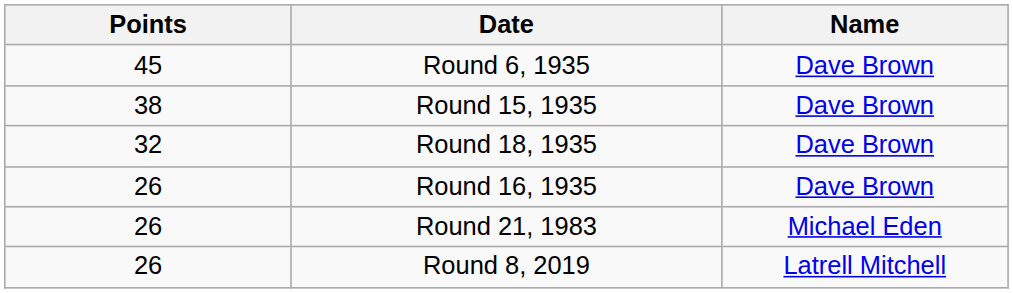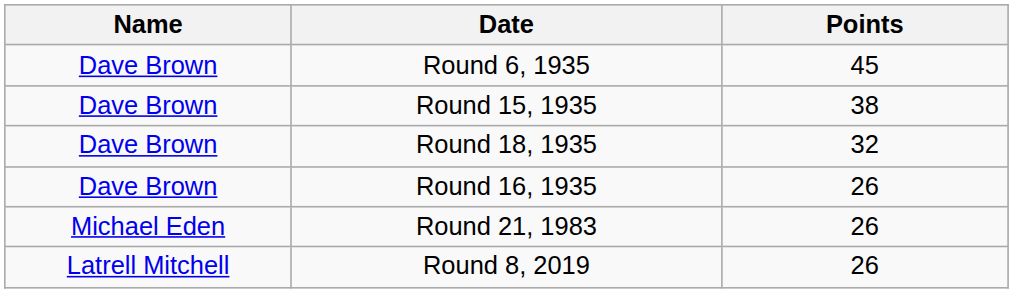columns swapped: (865, 24) <-> (148, 24)
